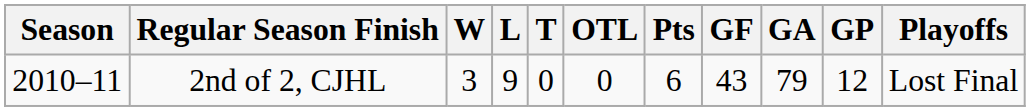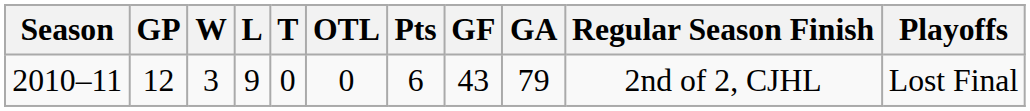columns swapped: (852, 29) <-> (288, 29)
